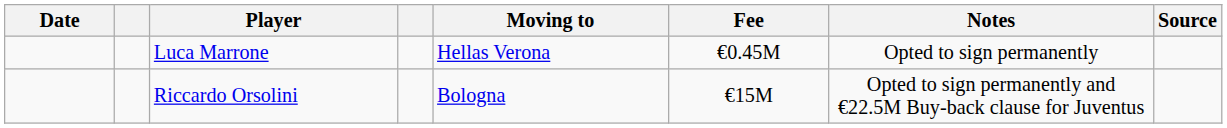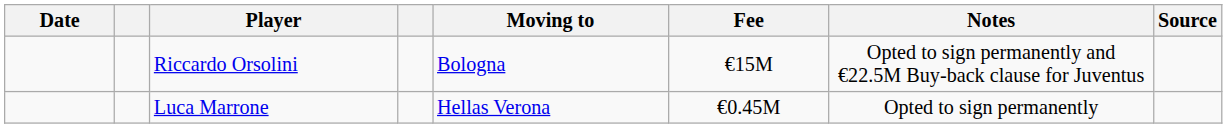rows swapped: (211, 52) <-> (226, 95)
